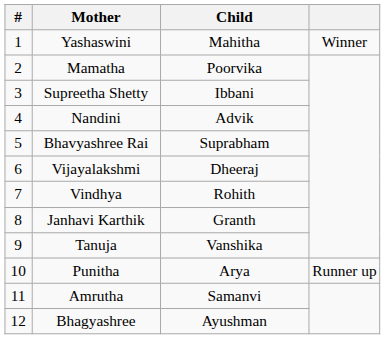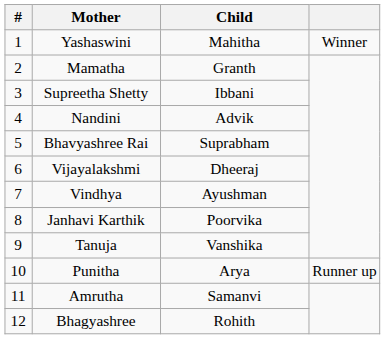(234, 67) Poorvika -> (234, 67) Granth
(234, 194) Rohith -> (234, 194) Ayushman
(234, 219) Granth -> (234, 219) Poorvika
(234, 320) Ayushman -> (234, 320) Rohith
